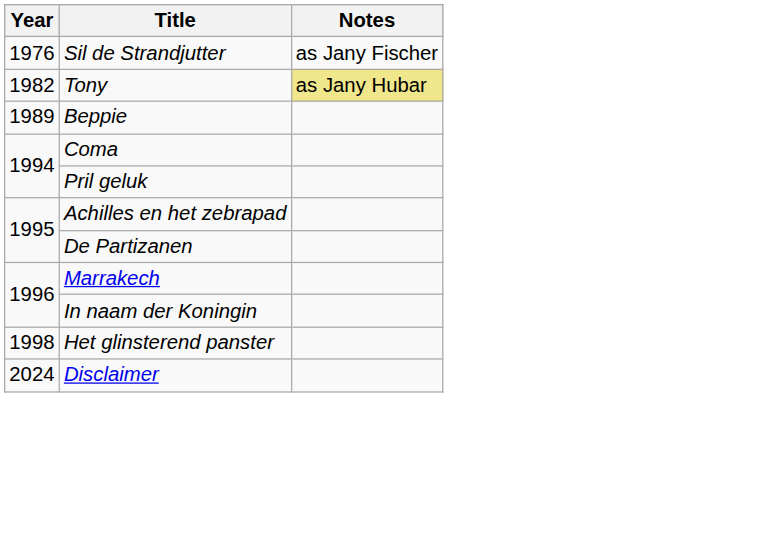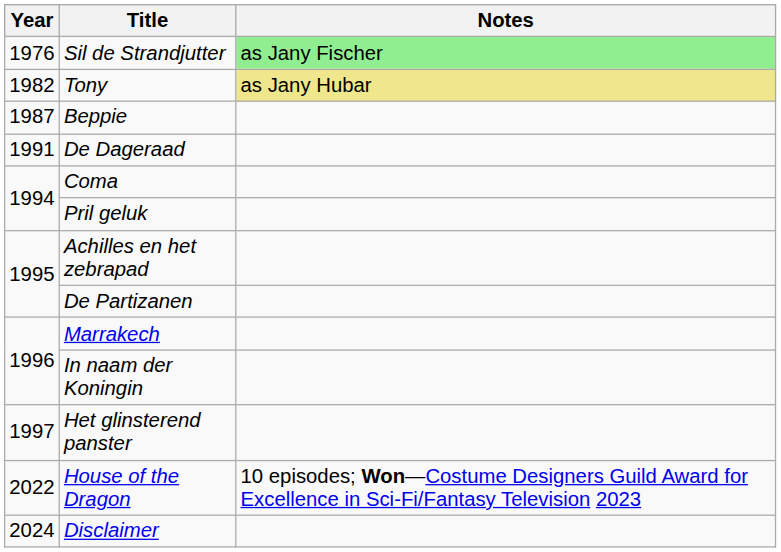(367, 52) no background -> (312, 52) lightgreen background
(32, 117) 1989 -> (32, 117) 1987
+ row: (124, 149)
(32, 342) 1998 -> (32, 432) 1997
+ row: (122, 487)
